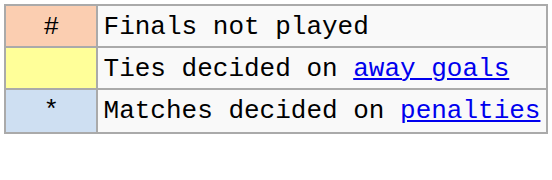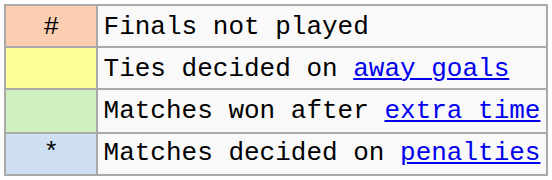+ row: (322, 111)
